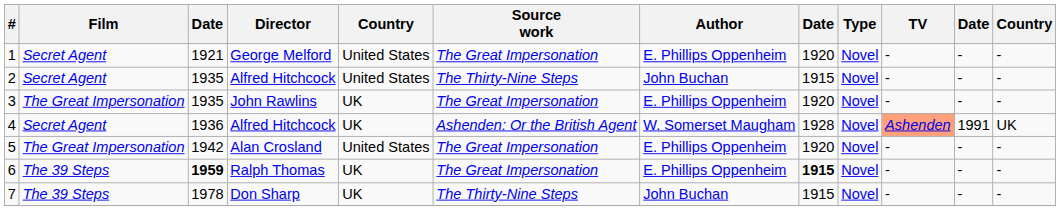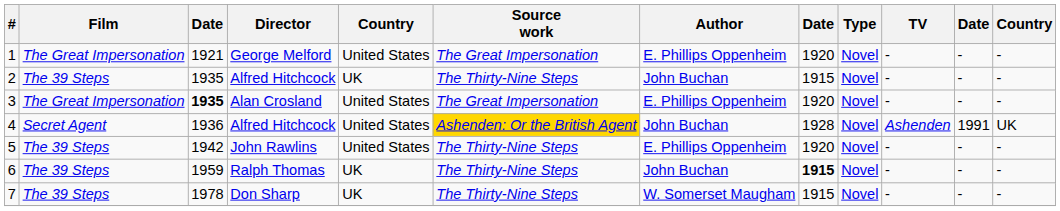(64, 55) Secret Agent -> (104, 55) The Great Impersonation
(64, 78) Secret Agent -> (66, 78) The 39 Steps
(386, 78) United States -> (352, 78) UK
(207, 101) normal -> (207, 101) bold
(274, 101) John Rawlins -> (276, 101) Alan Crosland
(352, 101) UK -> (386, 101) United States
(352, 124) UK -> (386, 124) United States
(536, 124) no background -> (536, 124) gold background
(719, 124) W. Somerset Maugham -> (686, 124) John Buchan
(918, 124) lightsalmon background -> (918, 124) no background
(104, 147) The Great Impersonation -> (66, 147) The 39 Steps
(276, 147) Alan Crosland -> (274, 147) John Rawlins
(517, 147) The Great Impersonation -> (507, 147) The Thirty-Nine Steps
(207, 170) bold -> (207, 170) normal
(517, 170) The Great Impersonation -> (507, 170) The Thirty-Nine Steps
(715, 170) E. Phillips Oppenheim -> (686, 170) John Buchan
(686, 194) John Buchan -> (719, 194) W. Somerset Maugham
